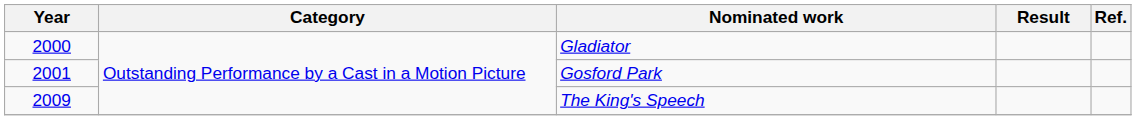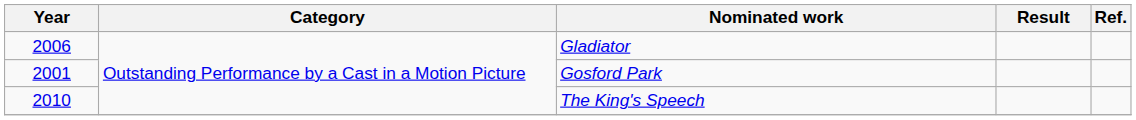(52, 45) 2000 -> (52, 45) 2006
(52, 100) 2009 -> (52, 100) 2010
